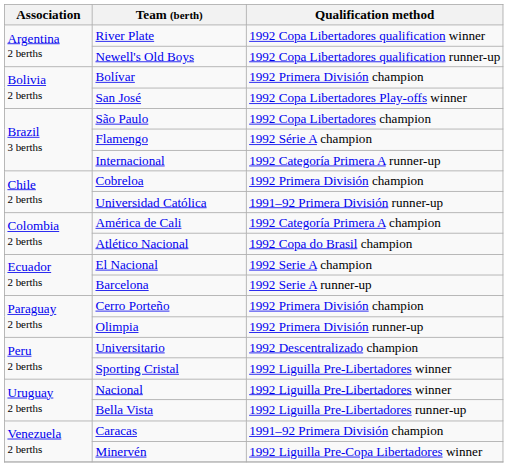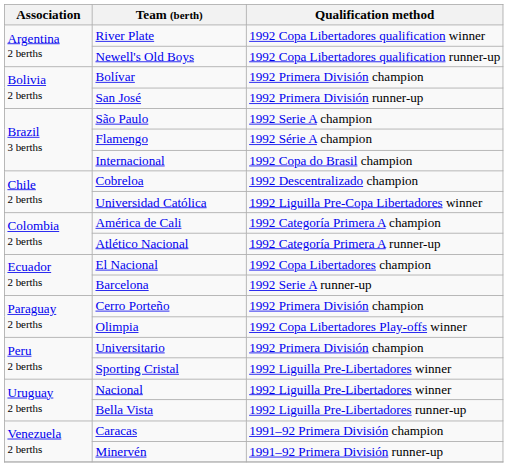(358, 98) 1992 Copa Libertadores Play-offs winner -> (336, 98) 1992 Primera División runner-up
(340, 118) 1992 Copa Libertadores champion -> (311, 118) 1992 Serie A champion
(345, 160) 1992 Categoría Primera A runner-up -> (331, 160) 1992 Copa do Brasil champion
(336, 181) 1992 Primera División champion -> (334, 181) 1992 Descentralizado champion
(346, 202) 1991–92 Primera División runner-up -> (366, 202) 1992 Liguilla Pre-Copa Libertadores winner
(331, 243) 1992 Copa do Brasil champion -> (345, 243) 1992 Categoría Primera A runner-up
(311, 264) 1992 Serie A champion -> (340, 264) 1992 Copa Libertadores champion
(336, 327) 1992 Primera División runner-up -> (358, 327) 1992 Copa Libertadores Play-offs winner
(334, 347) 1992 Descentralizado champion -> (336, 347) 1992 Primera División champion
(366, 451) 1992 Liguilla Pre-Copa Libertadores winner -> (346, 451) 1991–92 Primera División runner-up
